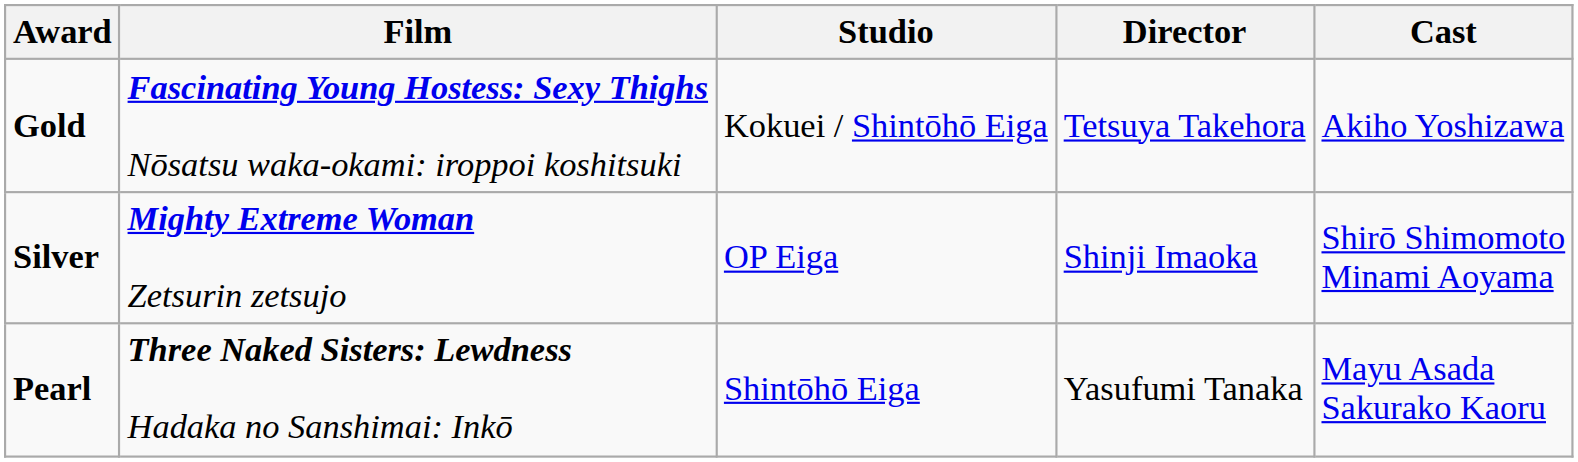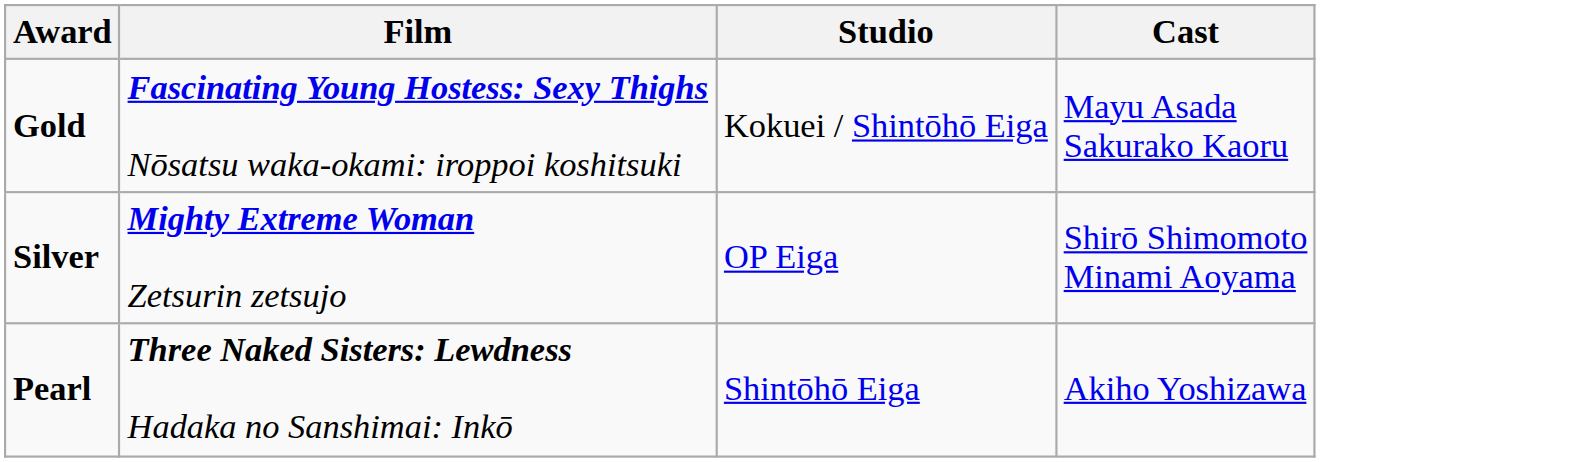- column: (1185, 31)
(1443, 125) Akiho Yoshizawa -> (1176, 125) Mayu Asada Sakurako Kaoru
(1434, 388) Mayu Asada Sakurako Kaoru -> (1185, 388) Akiho Yoshizawa
